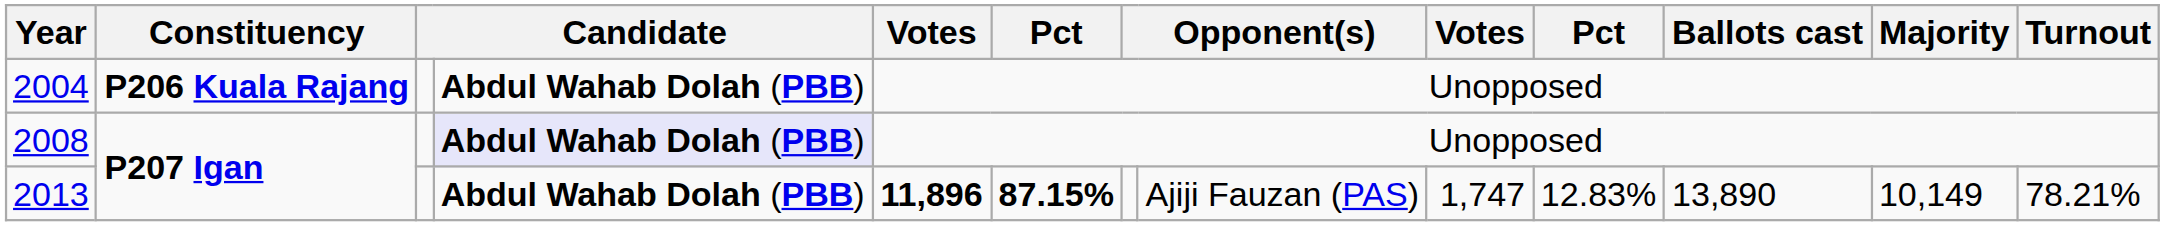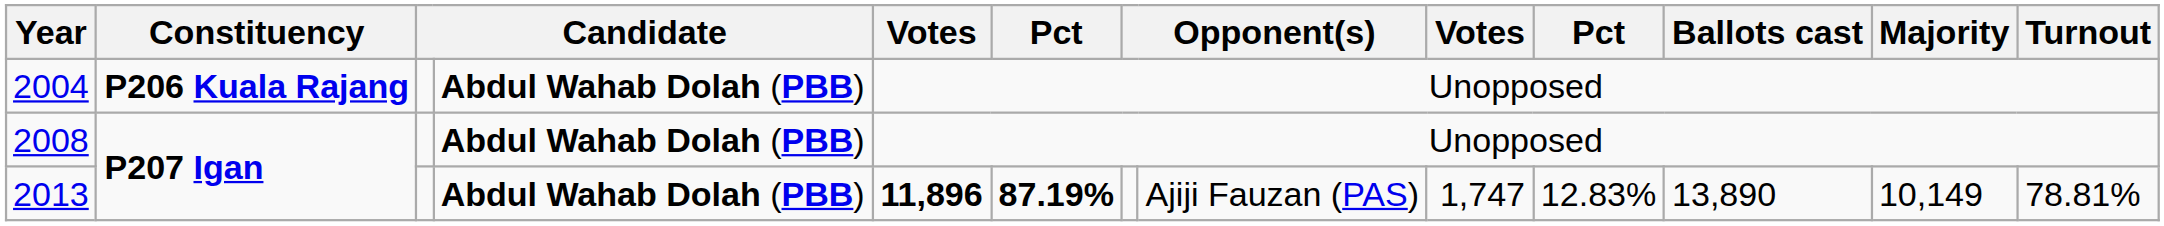(653, 140) lavender background -> (653, 140) no background
(1056, 194) 87.15% -> (1056, 194) 87.19%
(2083, 194) 78.21% -> (2083, 194) 78.81%
